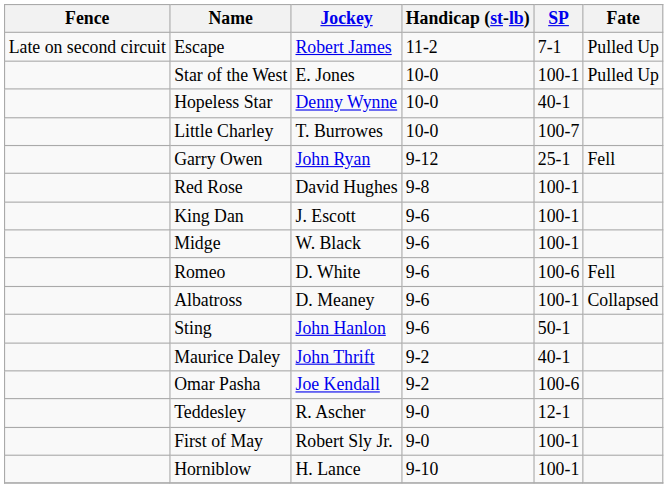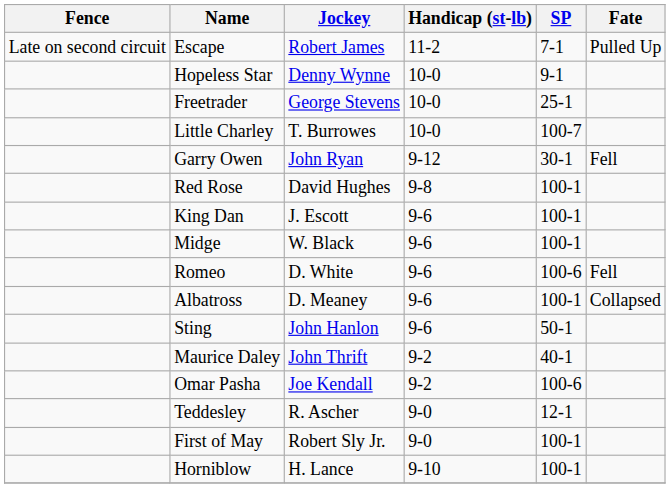- row: (231, 74)
(554, 103) 40-1 -> (552, 74) 9-1
+ row: (211, 103)
(554, 159) 25-1 -> (556, 159) 30-1
